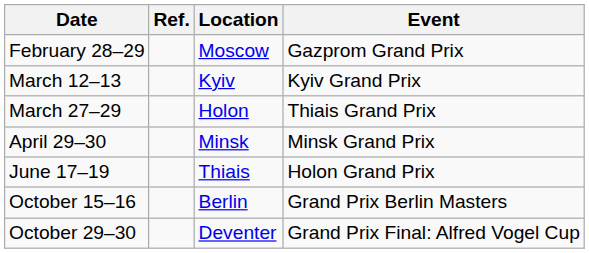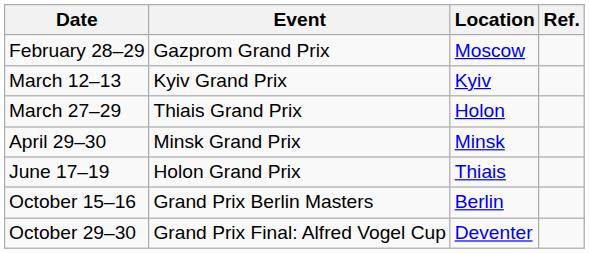columns swapped: (434, 19) <-> (172, 19)
